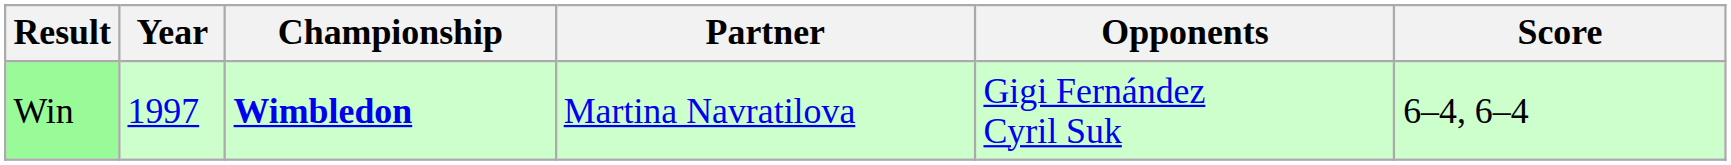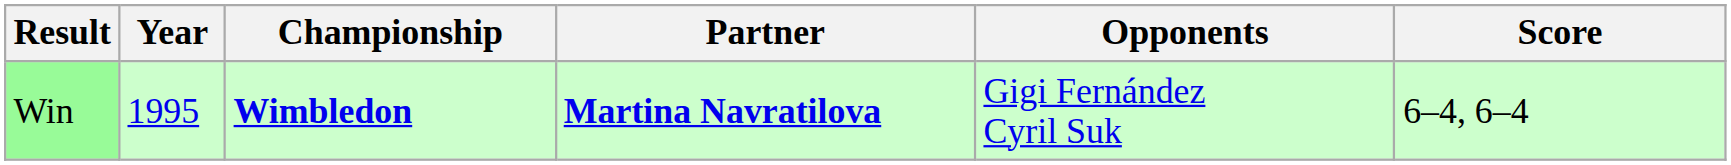(163, 109) 1997 -> (163, 109) 1995
(710, 109) normal -> (722, 109) bold
